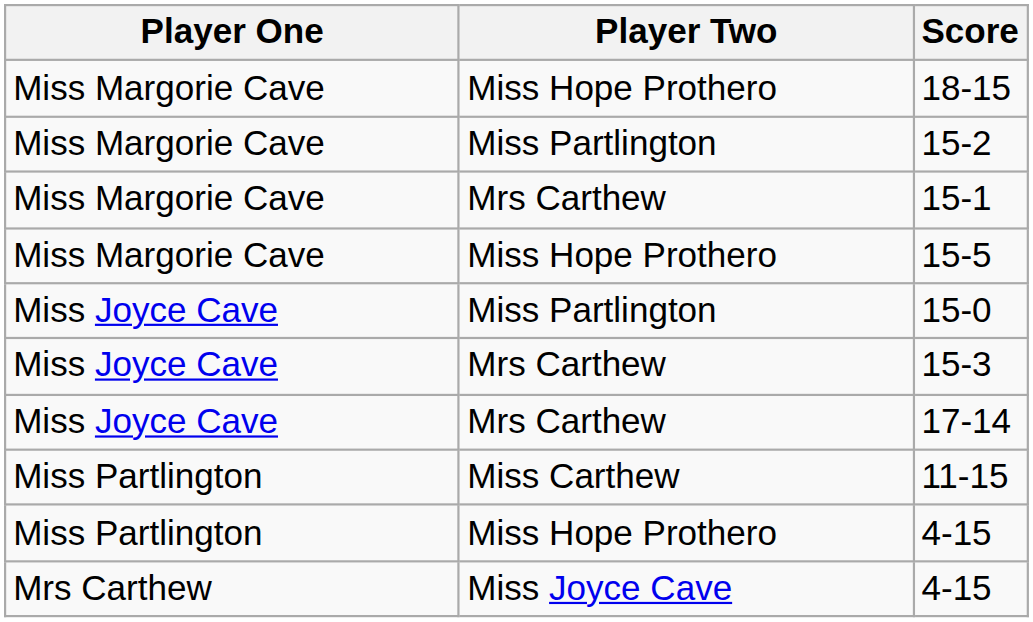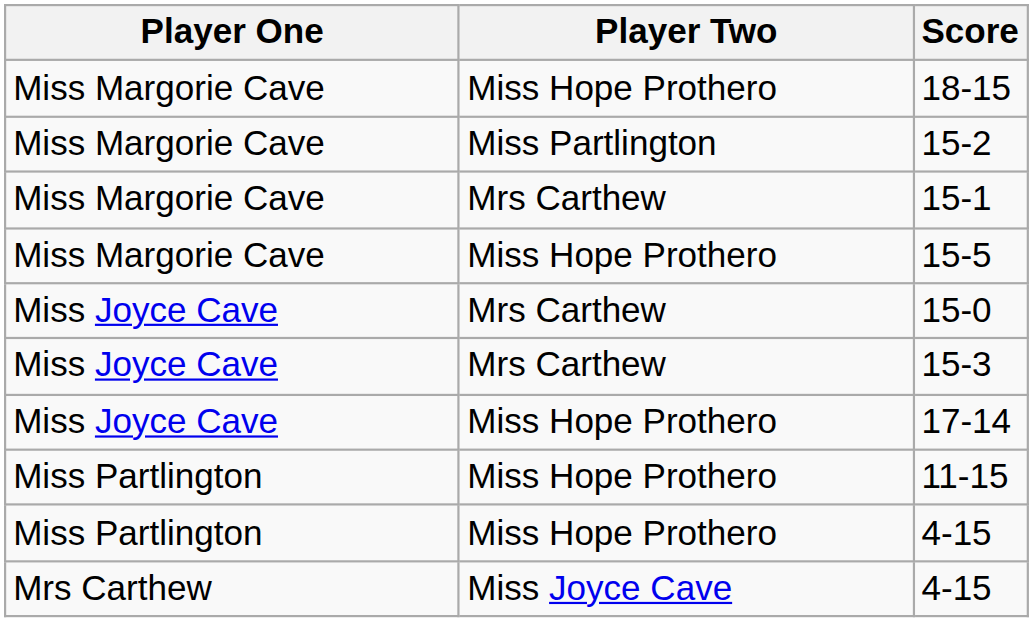(592, 310) Miss Partlington -> (567, 310) Mrs Carthew
(567, 421) Mrs Carthew -> (622, 421) Miss Hope Prothero
(573, 476) Miss Carthew -> (622, 476) Miss Hope Prothero
